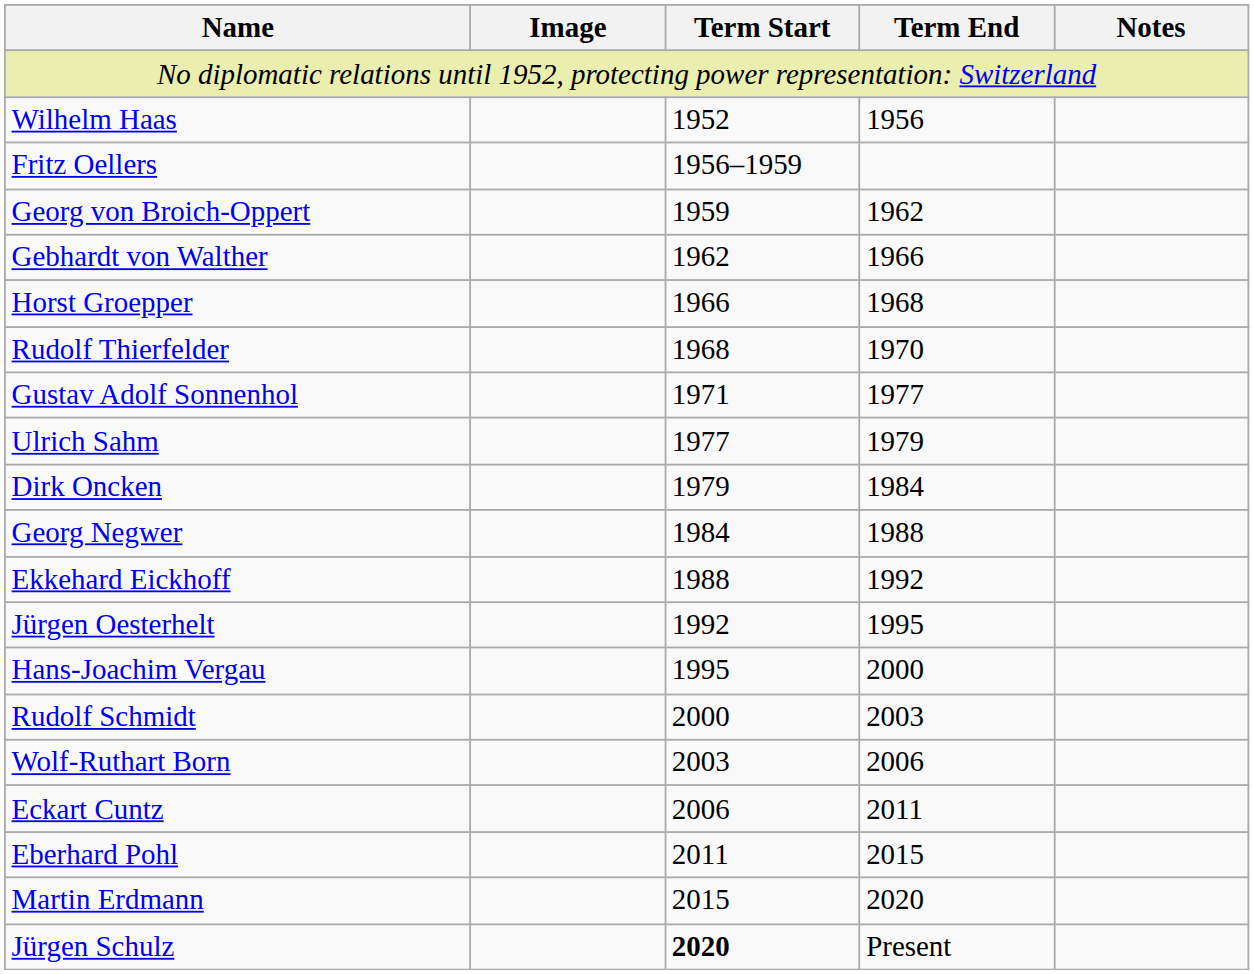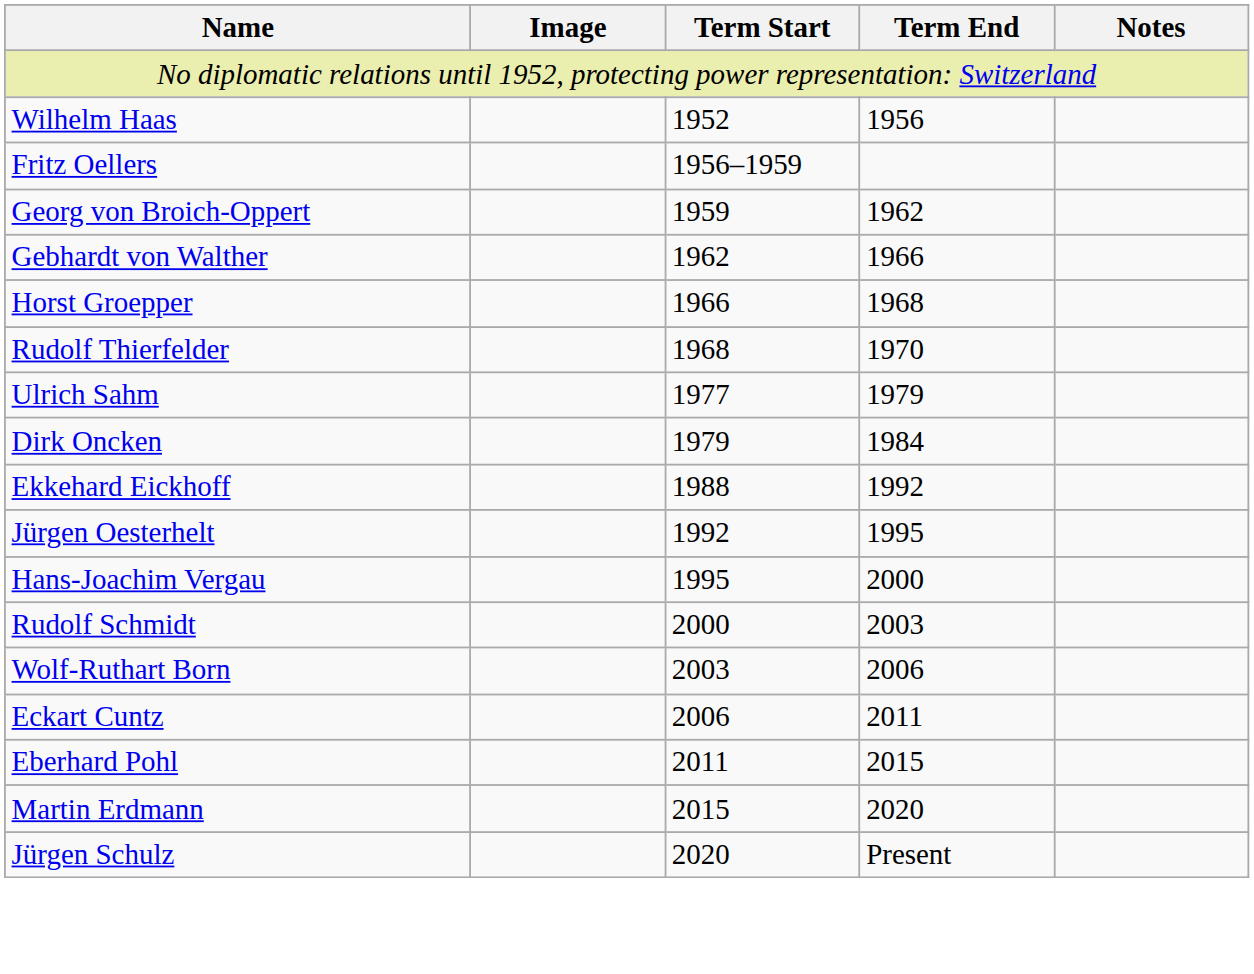- row: (155, 394)
- row: (97, 532)
(701, 946) bold -> (701, 854) normal
